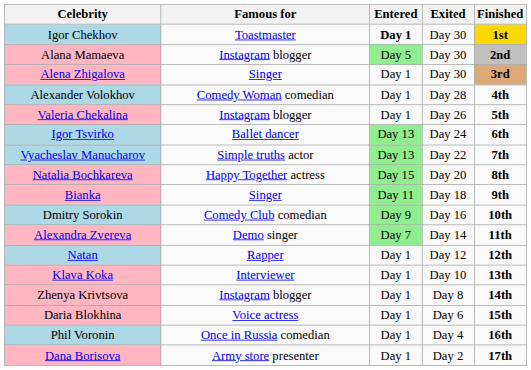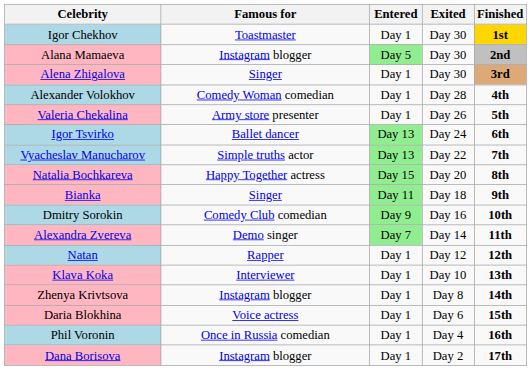(396, 34) bold -> (396, 34) normal
(265, 114) Instagram blogger -> (265, 114) Army store presenter
(265, 355) Army store presenter -> (265, 355) Instagram blogger
